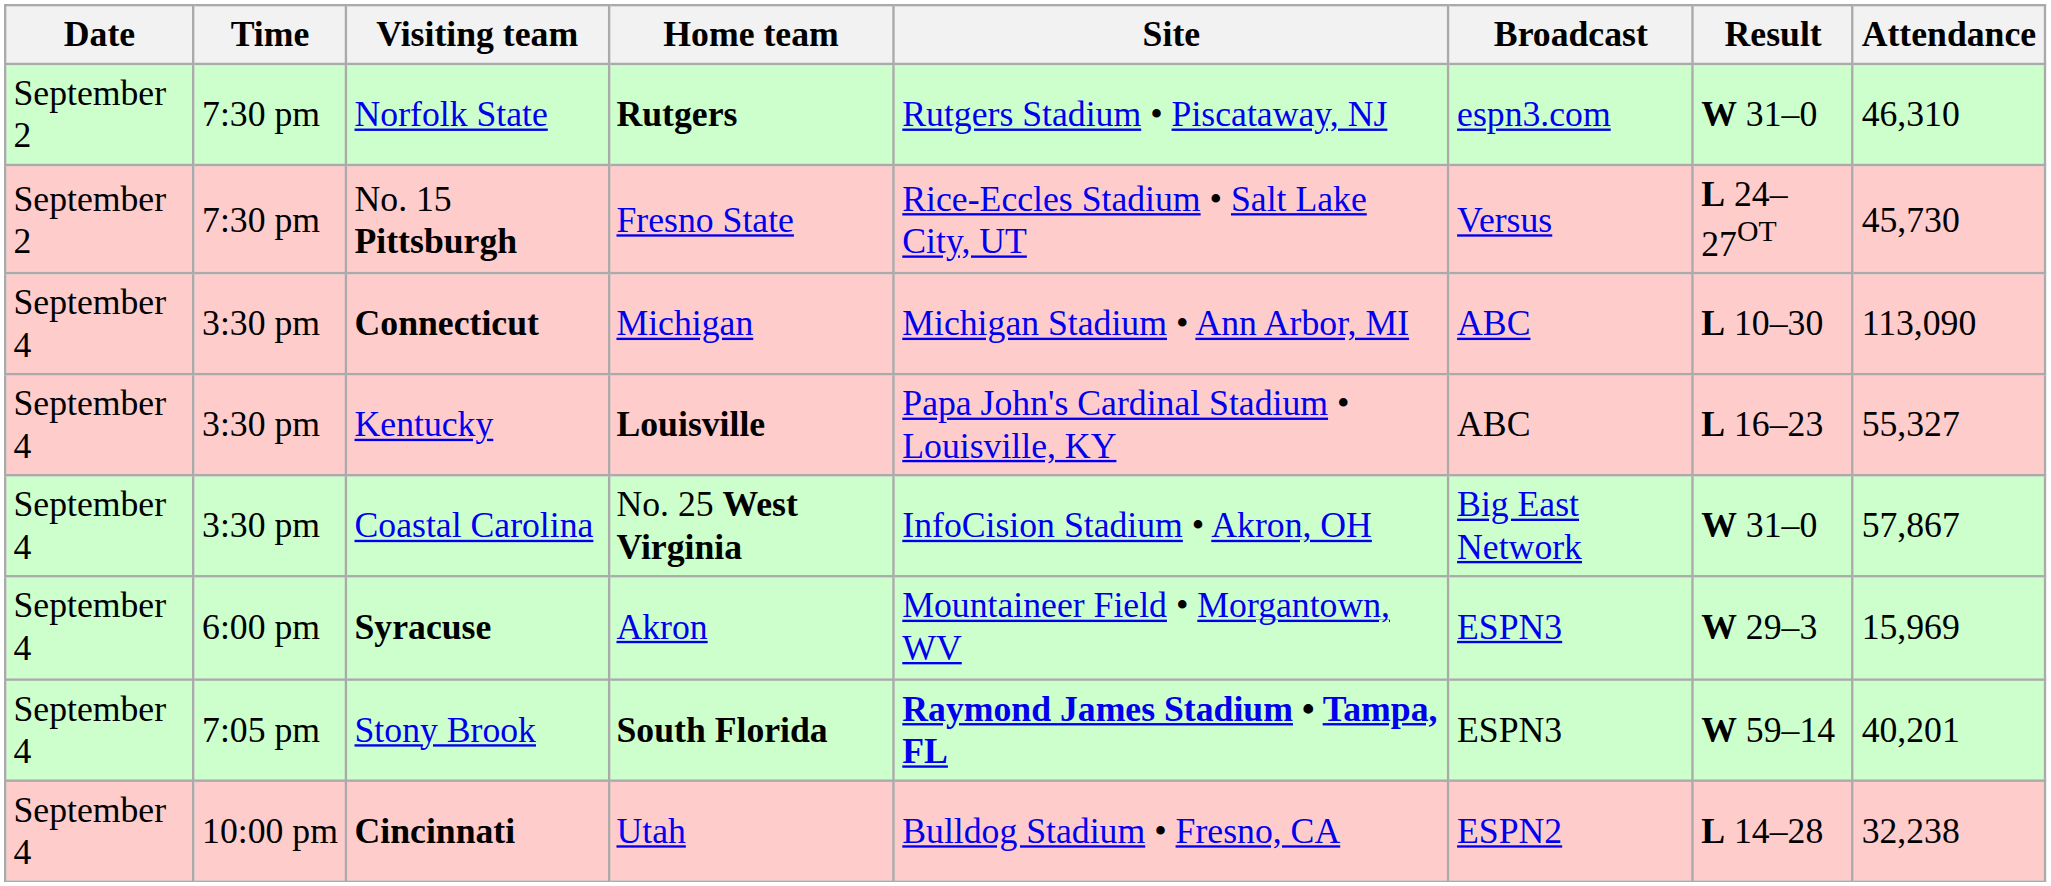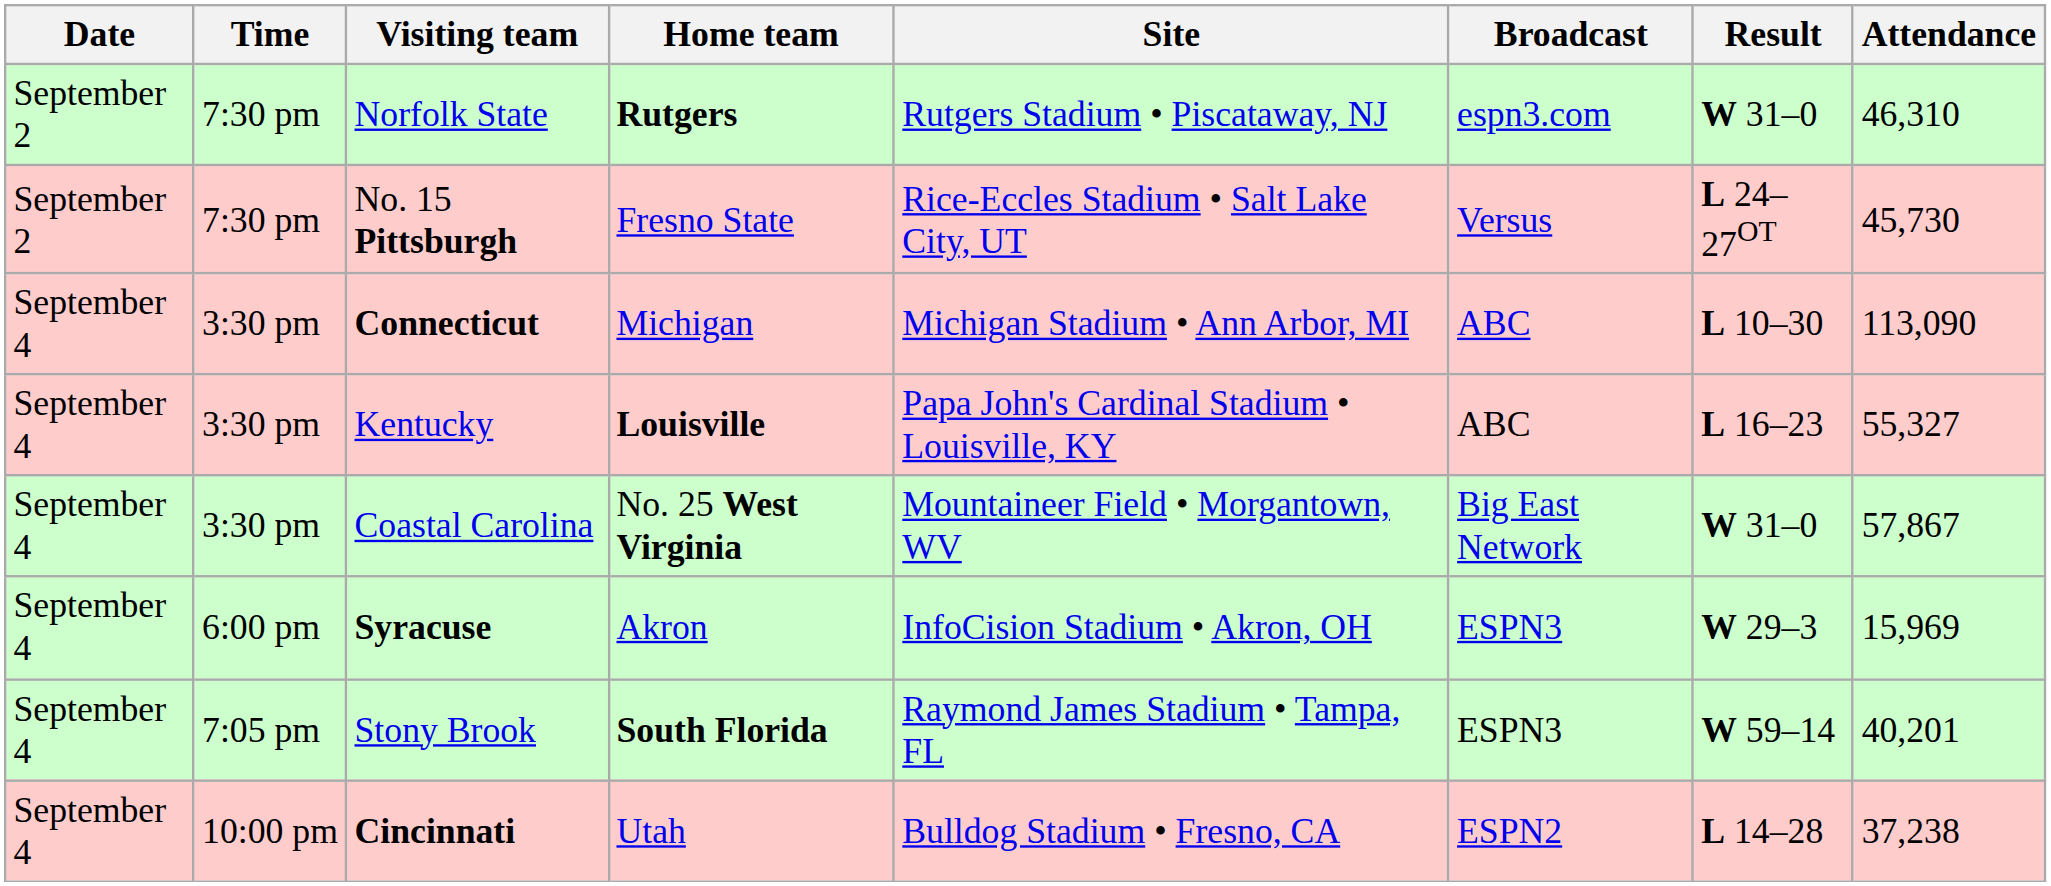(1137, 526) InfoCision Stadium • Akron, OH -> (1146, 526) Mountaineer Field • Morgantown, WV
(1146, 627) Mountaineer Field • Morgantown, WV -> (1137, 627) InfoCision Stadium • Akron, OH
(1170, 728) bold -> (1151, 728) normal
(1911, 829) 32,238 -> (1911, 829) 37,238
